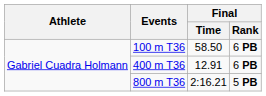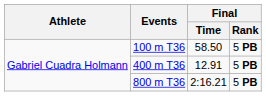(245, 48) 6 PB -> (245, 48) 5 PB
(245, 65) 6 PB -> (245, 65) 5 PB
